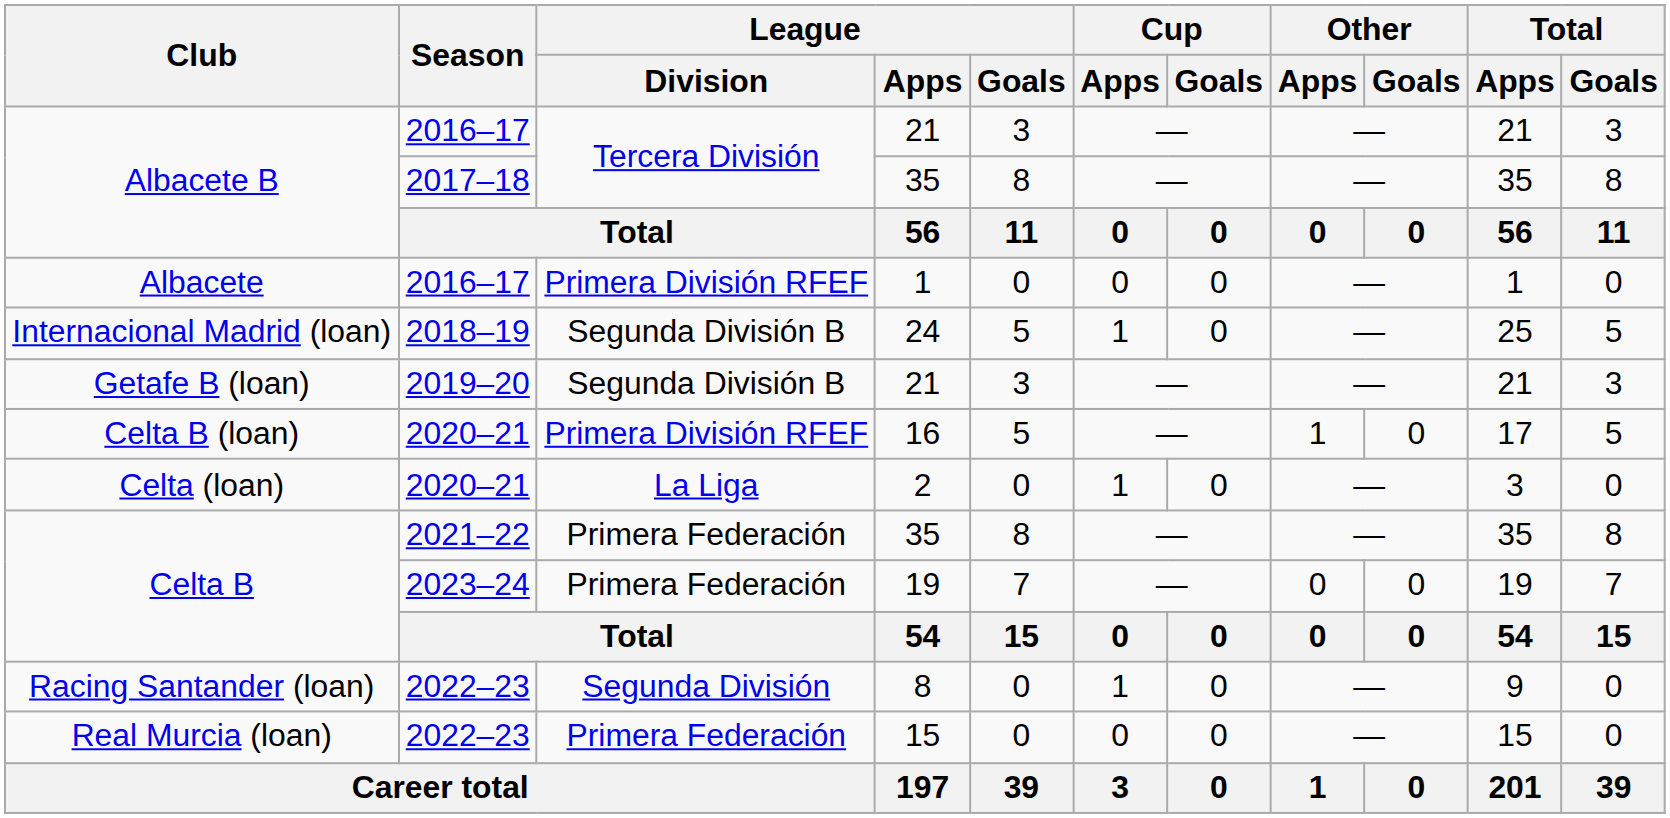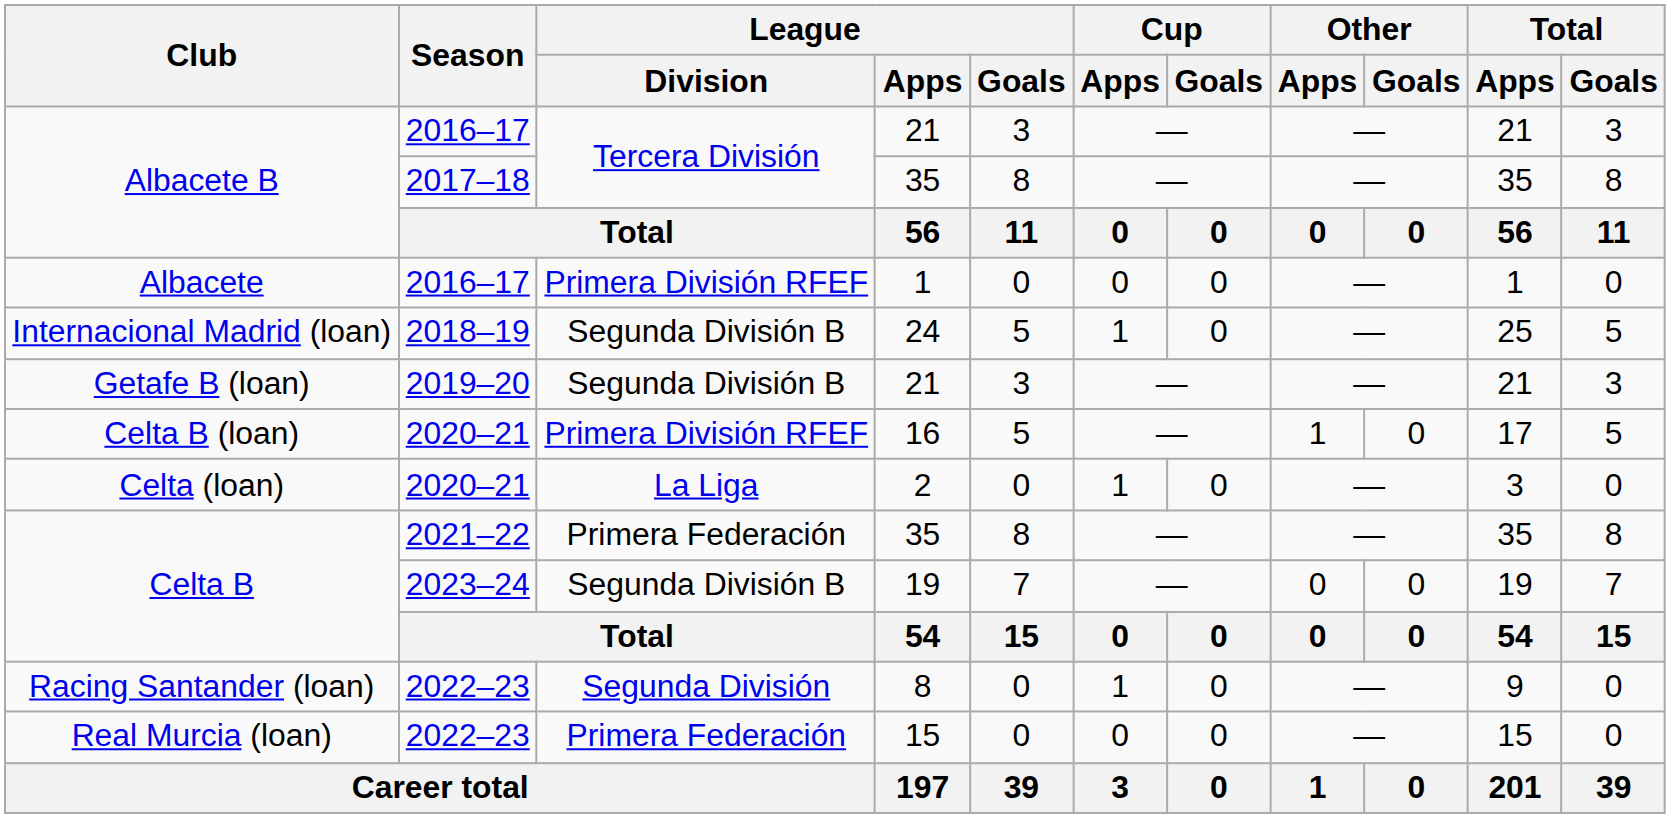(706, 585) Primera Federación -> (706, 585) Segunda División B
